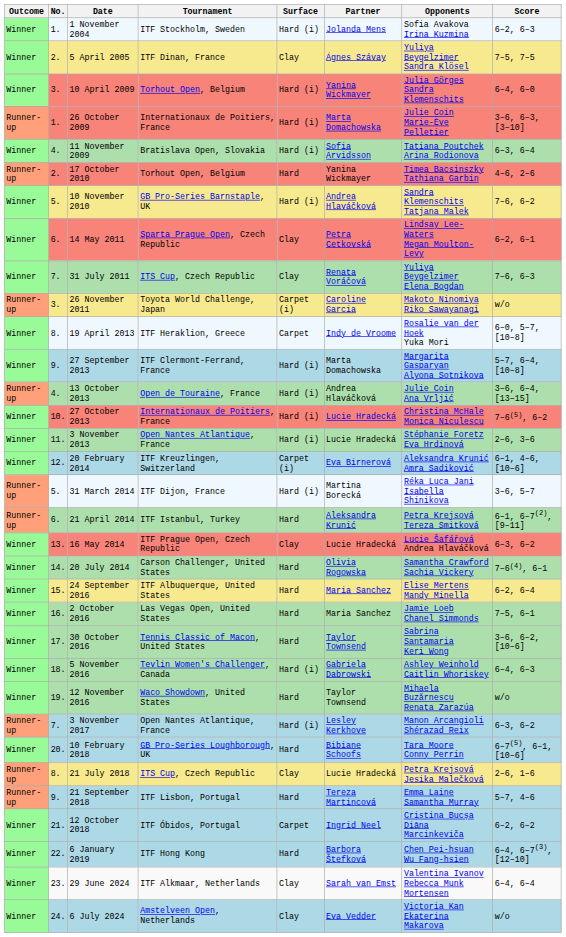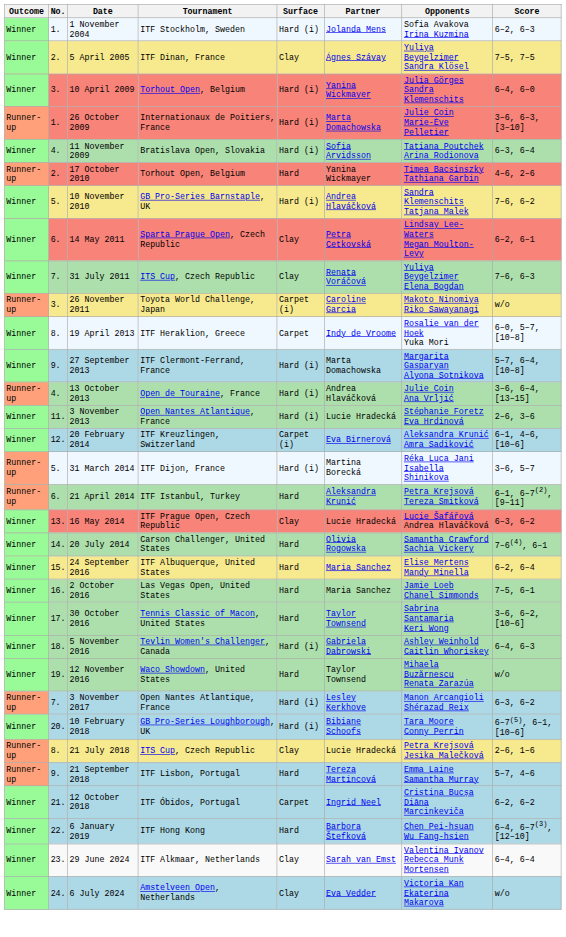- row: (95, 417)
(289, 750) Hard -> (299, 727) Hard (i)
